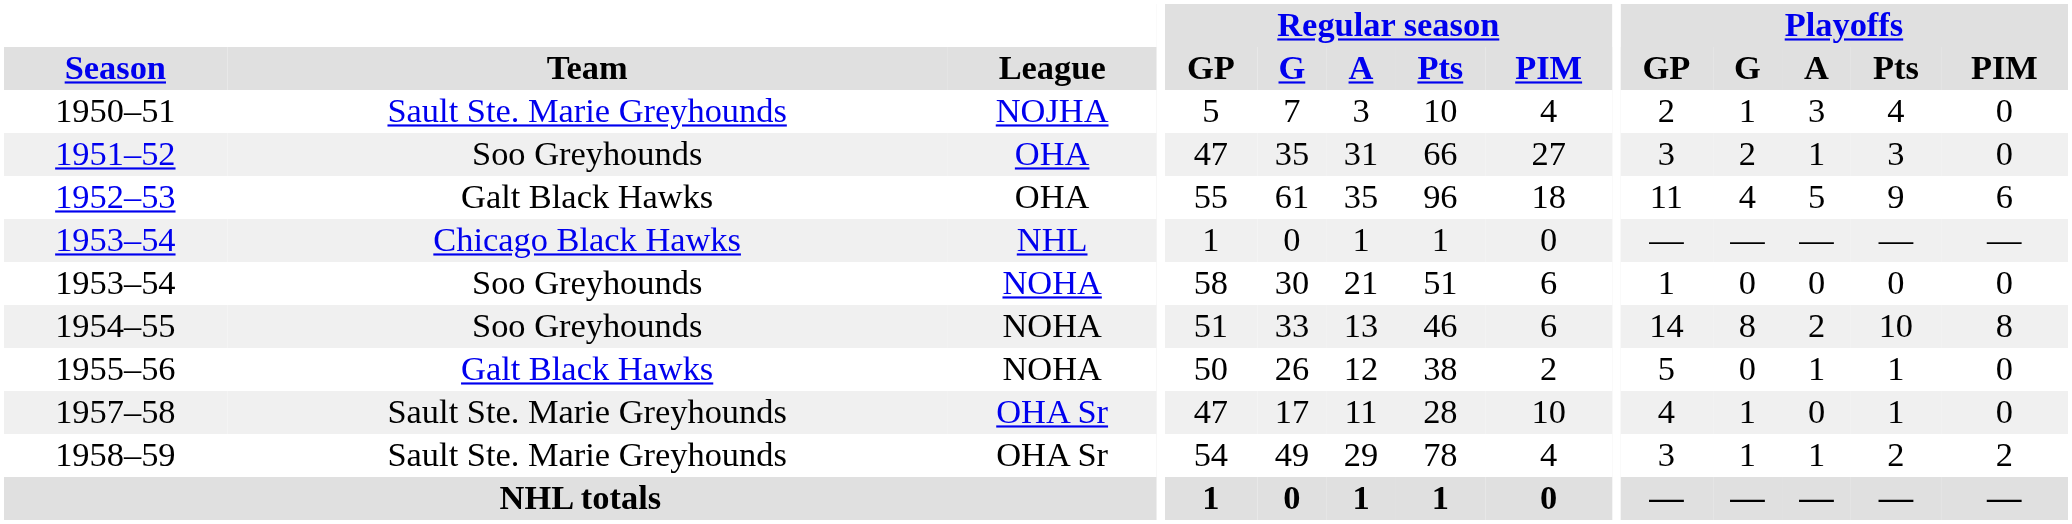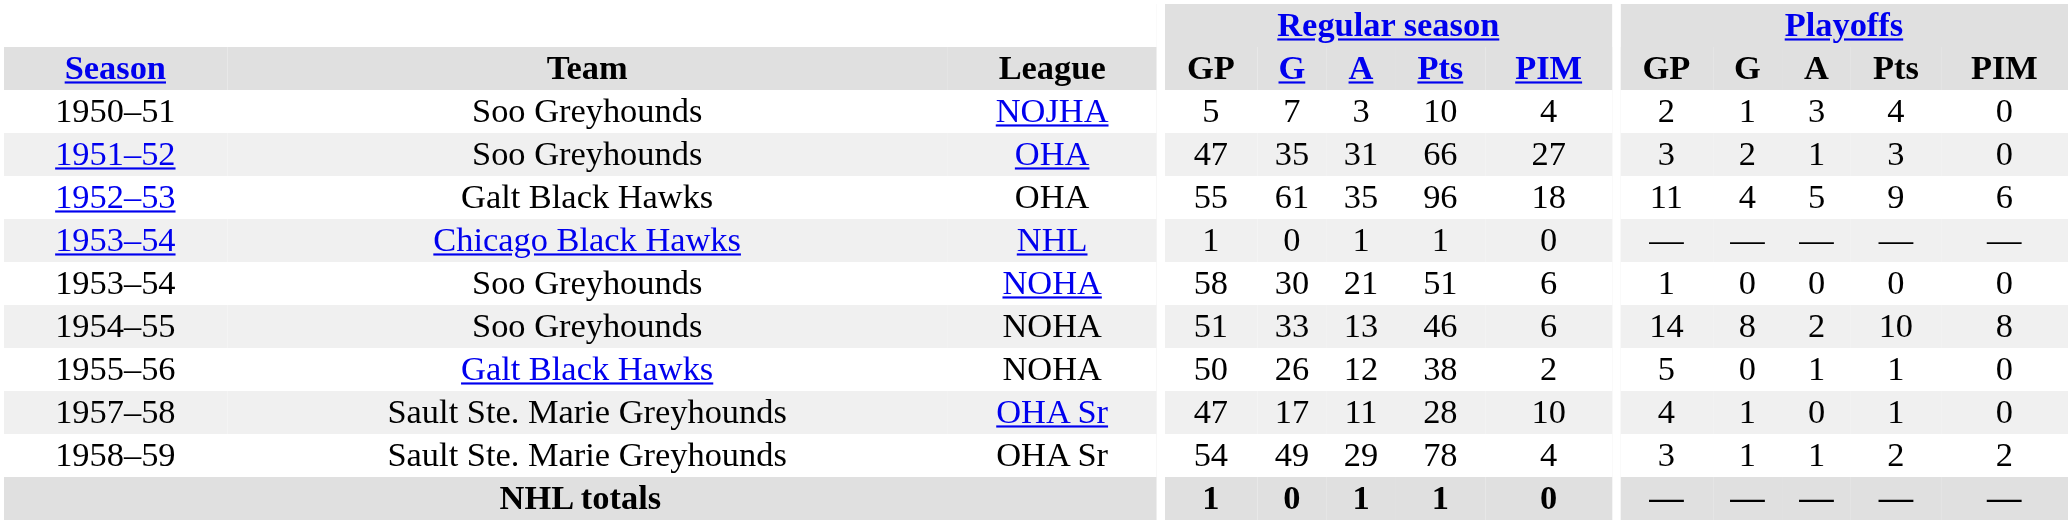(587, 110) Sault Ste. Marie Greyhounds -> (587, 110) Soo Greyhounds
